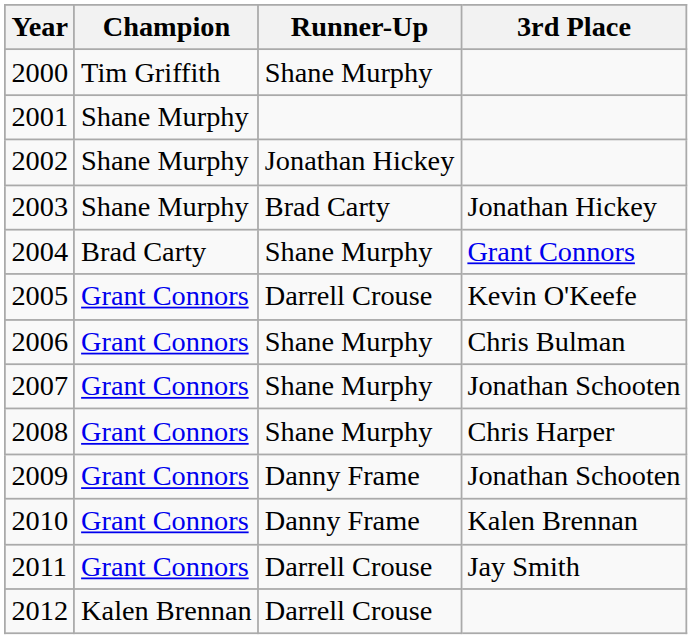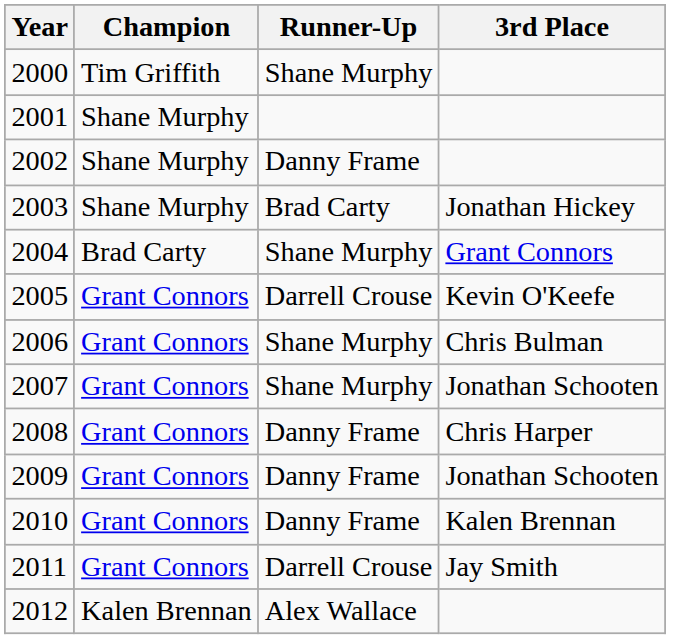(360, 161) Jonathan Hickey -> (342, 161) Danny Frame
(349, 431) Shane Murphy -> (342, 431) Danny Frame
(349, 610) Darrell Crouse -> (341, 610) Alex Wallace
